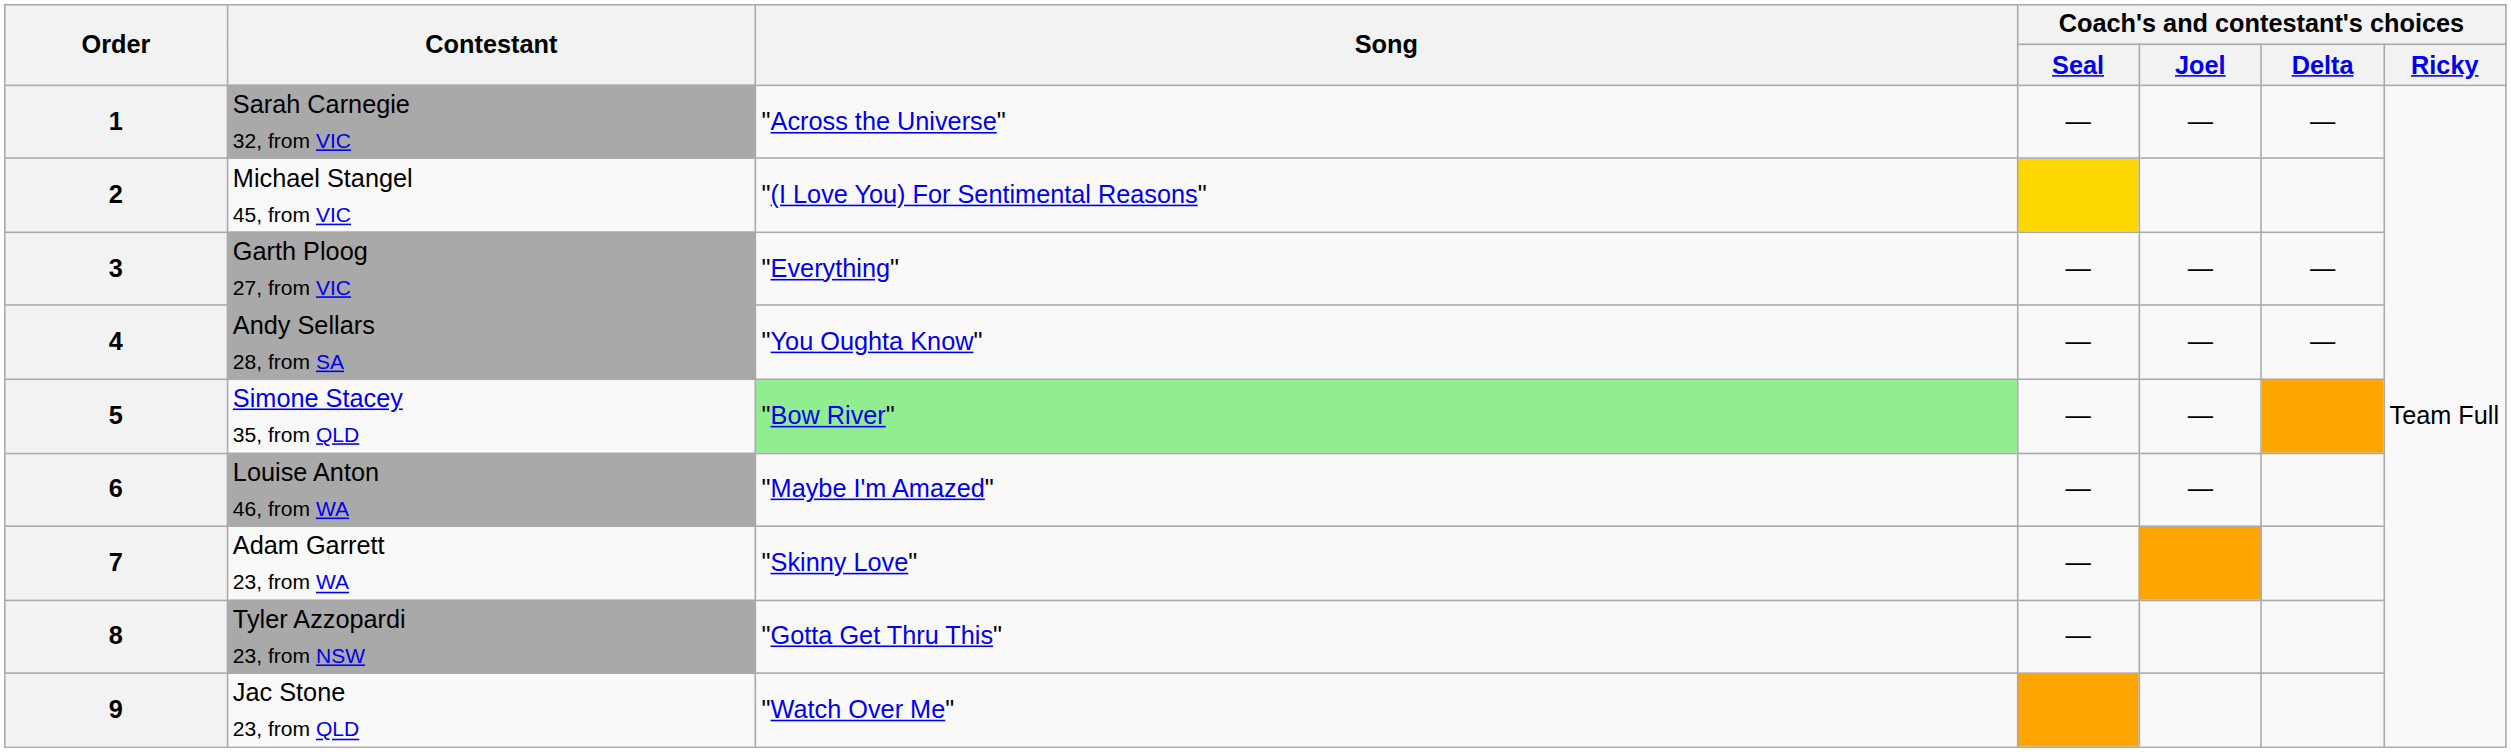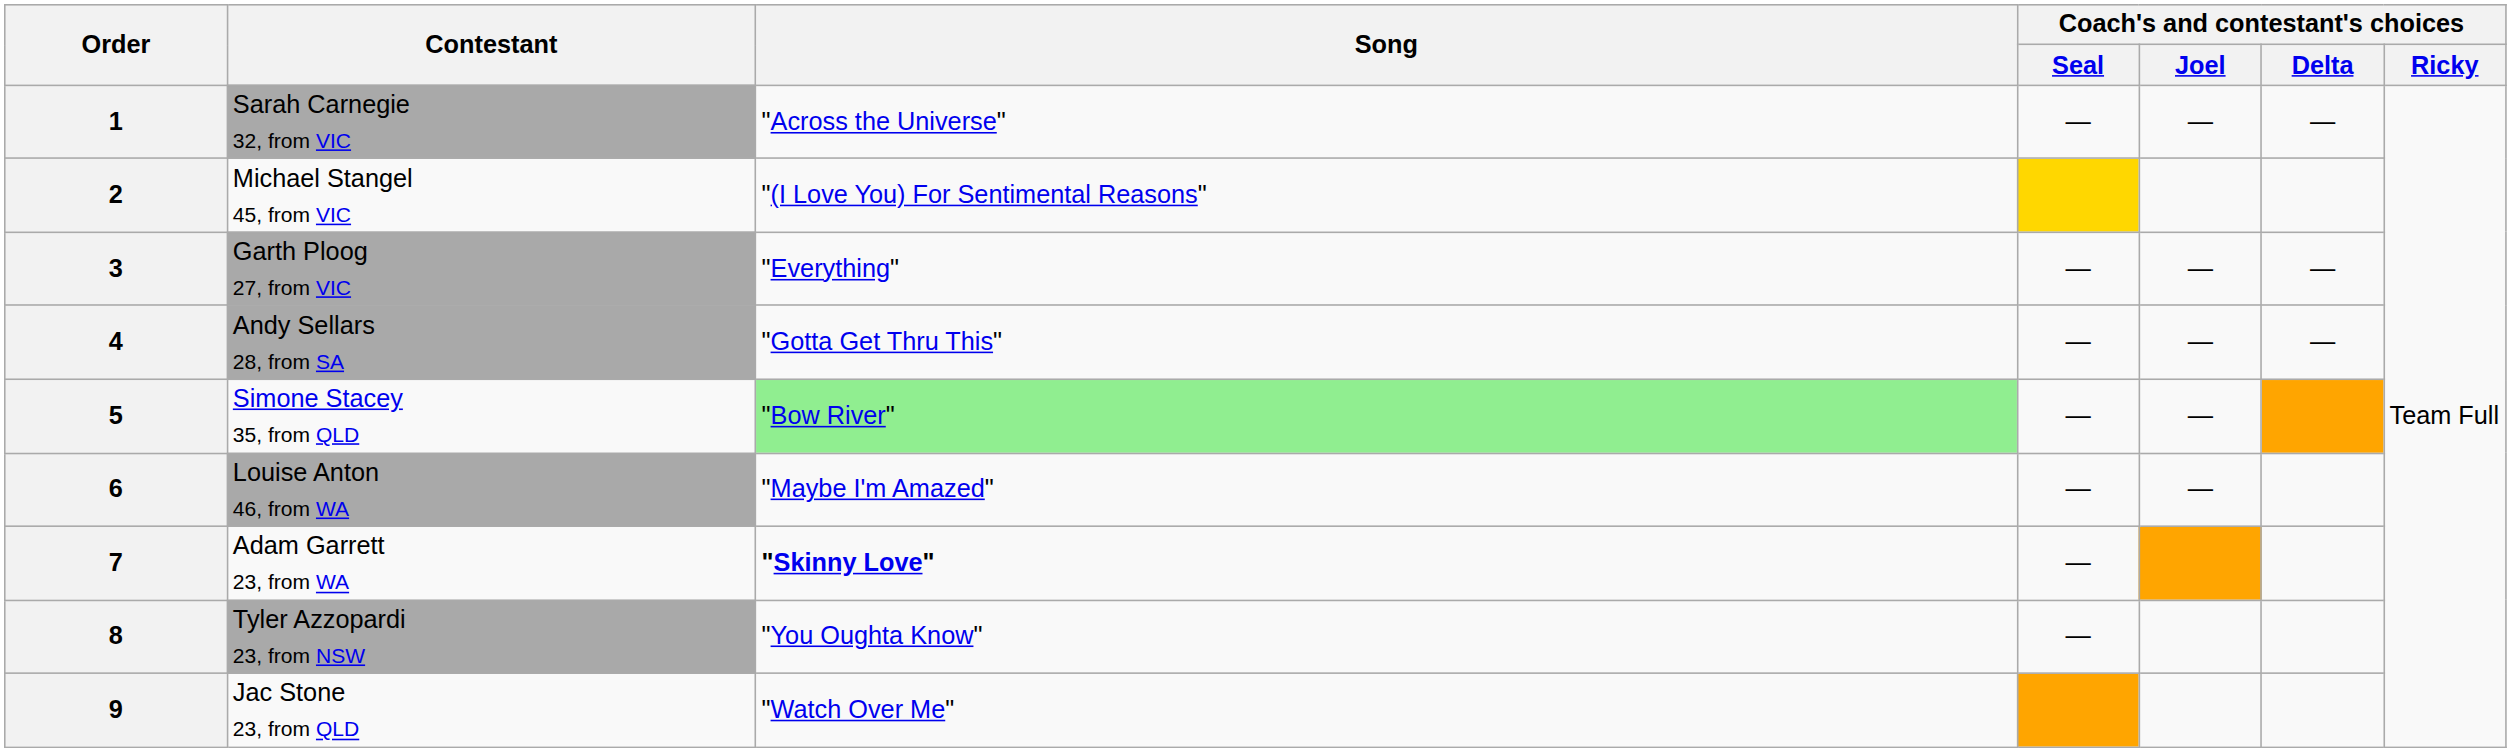(872, 342) "You Oughta Know" -> (882, 342) "Gotta Get Thru This"
(839, 562) normal -> (848, 562) bold
(882, 636) "Gotta Get Thru This" -> (872, 636) "You Oughta Know"
